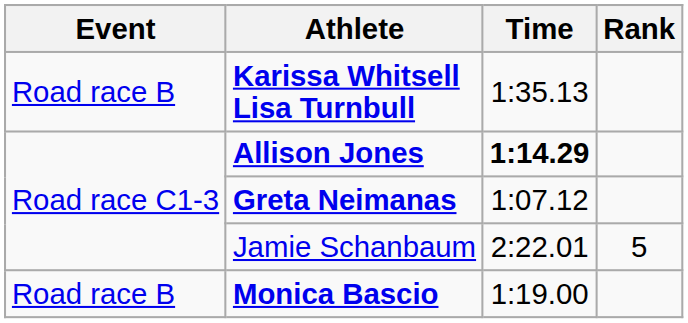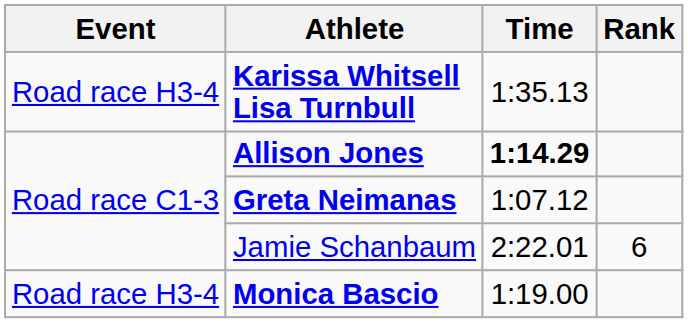(94, 91) Road race B -> (116, 91) Road race H3-4
(639, 247) 5 -> (639, 247) 6
(94, 293) Road race B -> (116, 293) Road race H3-4
